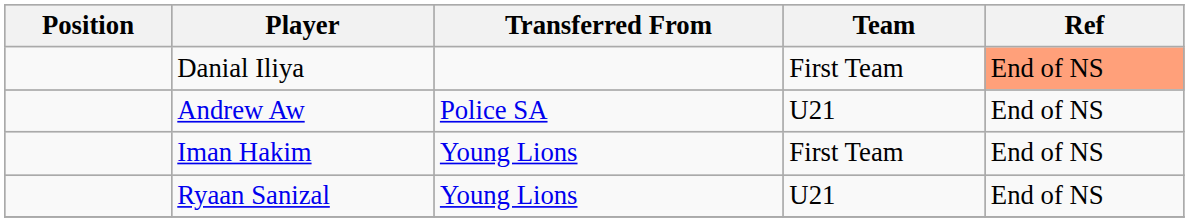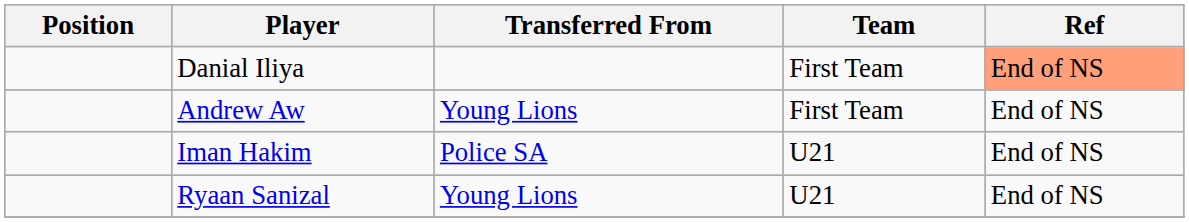(494, 110) Police SA -> (509, 110) Young Lions
(812, 110) U21 -> (846, 110) First Team
(509, 152) Young Lions -> (494, 152) Police SA
(846, 152) First Team -> (812, 152) U21
